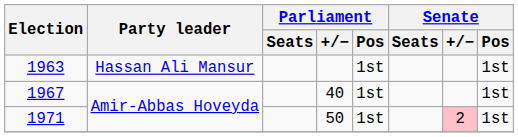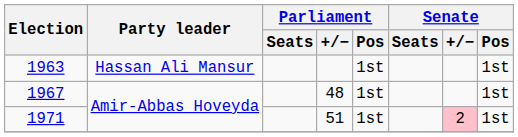(335, 94) 40 -> (335, 94) 48
(335, 119) 50 -> (335, 119) 51
